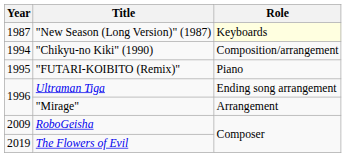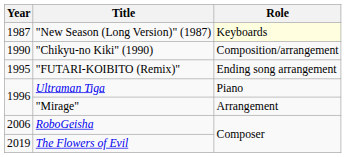(19, 50) 1994 -> (19, 50) 1990
(230, 69) Piano -> (277, 69) Ending song arrangement
(277, 87) Ending song arrangement -> (230, 87) Piano
(19, 124) 2009 -> (19, 124) 2006
